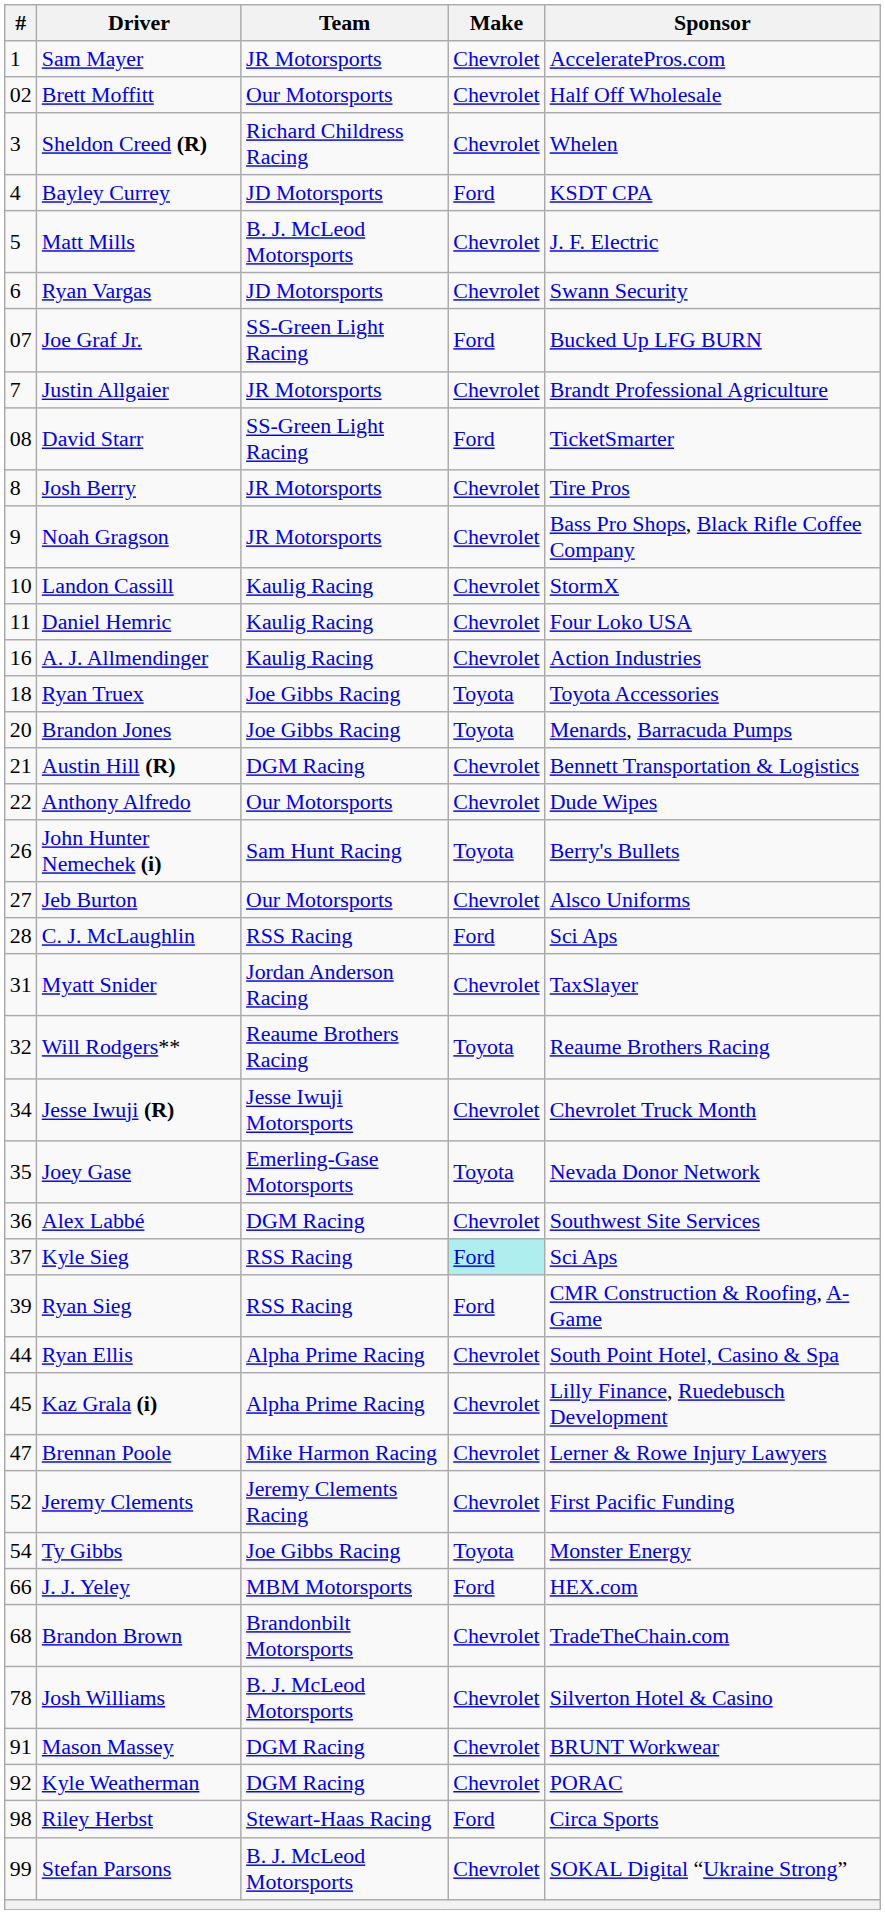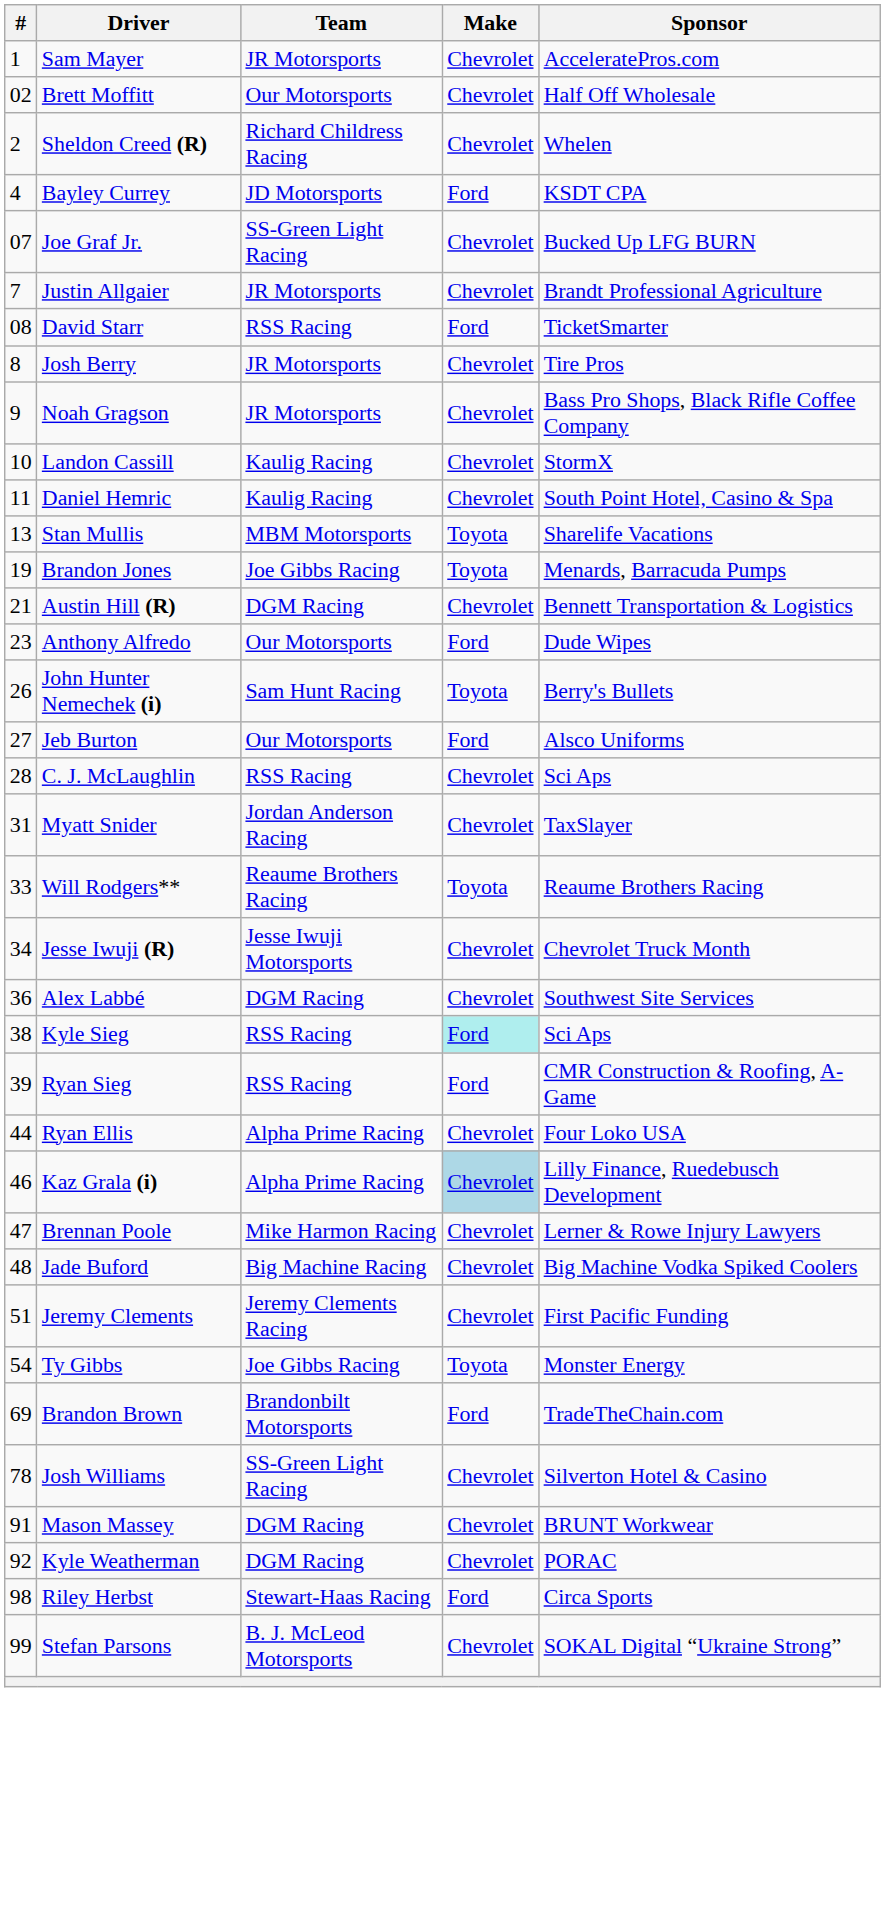(15, 143) 3 -> (15, 143) 2
- row: (88, 242)
- row: (97, 291)
(474, 340) Ford -> (490, 242) Chevrolet
(315, 438) SS-Green Light Racing -> (299, 327) RSS Racing
(621, 621) Four Loko USA -> (688, 497) South Point Hotel, Casino & Spa
+ row: (93, 533)
- row: (125, 657)
- row: (93, 693)
(21, 729) 20 -> (21, 569) 19
(21, 801) 22 -> (21, 641) 23
(496, 801) Chevrolet -> (468, 641) Ford
(496, 900) Chevrolet -> (468, 739) Ford
(474, 936) Ford -> (490, 776) Chevrolet
(21, 1047) 32 -> (21, 887) 33
- row: (86, 1171)
(21, 1256) 37 -> (21, 1034) 38
(694, 1354) South Point Hotel, Casino & Spa -> (615, 1132) Four Loko USA
(21, 1403) 45 -> (21, 1181) 46
(496, 1403) no background -> (490, 1181) lightblue background
+ row: (95, 1266)
(21, 1501) 52 -> (21, 1315) 51
- row: (86, 1586)
(21, 1635) 68 -> (21, 1413) 69
(496, 1635) Chevrolet -> (468, 1413) Ford
(306, 1697) B. J. McLeod Motorsports -> (314, 1475) SS-Green Light Racing
